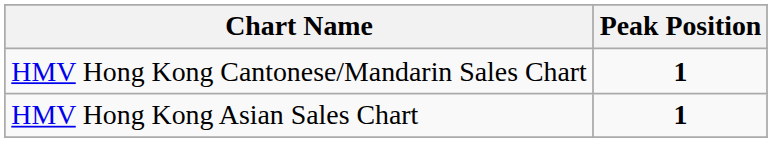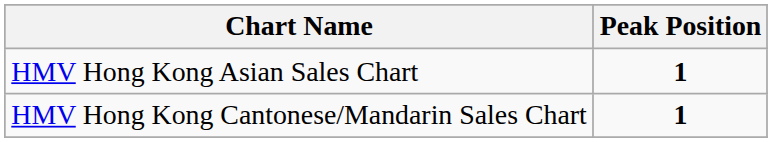rows swapped: (215, 114) <-> (299, 70)
